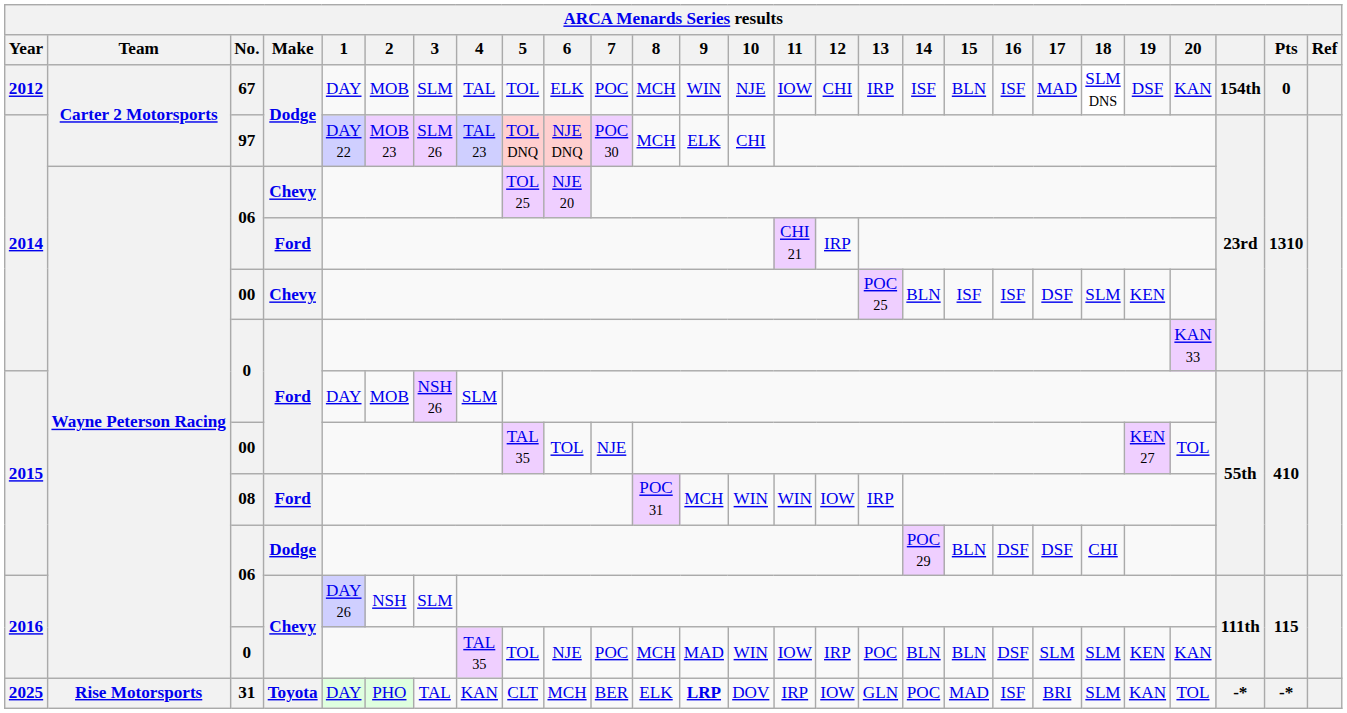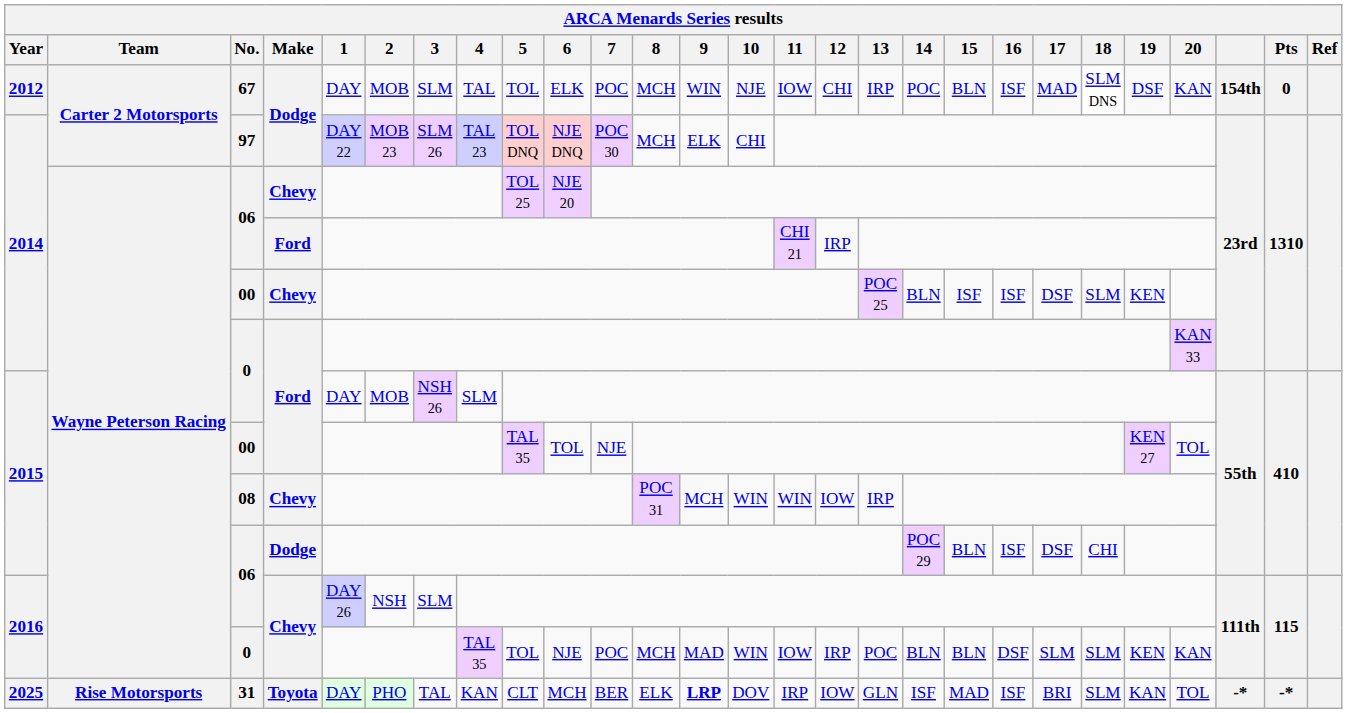(924, 89) ISF -> (924, 89) POC
(293, 498) Ford -> (293, 498) Chevy
(1013, 550) DSF -> (1013, 550) ISF
(924, 692) POC -> (924, 692) ISF
